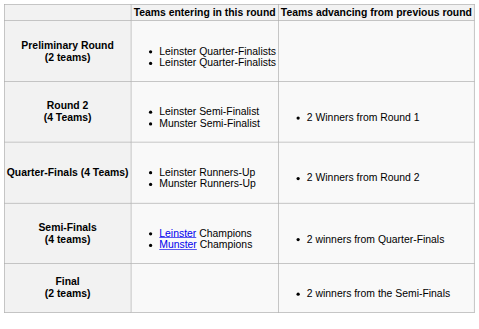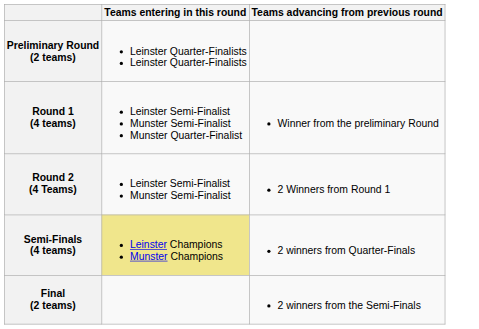+ row: (53, 117)
- row: (68, 172)
(205, 239) no background -> (175, 251) khaki background
